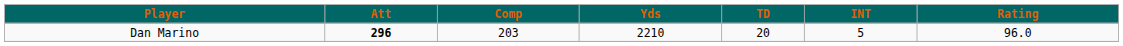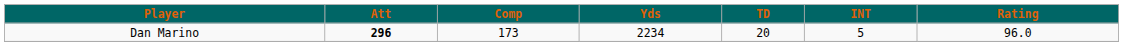(508, 32) 203 -> (508, 32) 173
(651, 32) 2210 -> (651, 32) 2234
